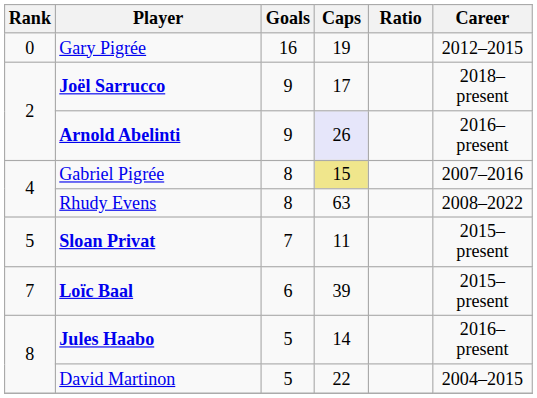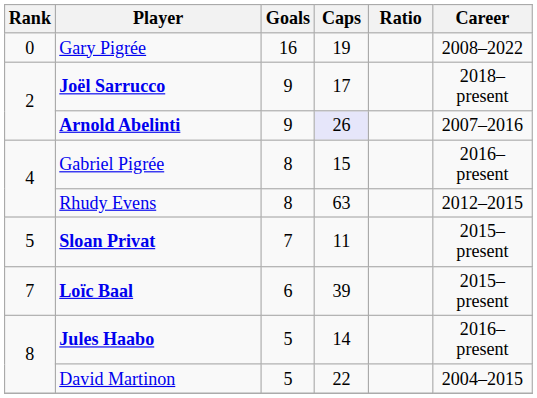(482, 47) 2012–2015 -> (482, 47) 2008–2022
(482, 135) 2016–present -> (482, 125) 2007–2016
(341, 174) khaki background -> (341, 164) no background
(482, 174) 2007–2016 -> (482, 164) 2016–present
(482, 202) 2008–2022 -> (482, 202) 2012–2015
